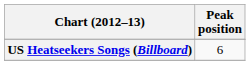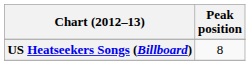(220, 49) 6 -> (220, 49) 8
